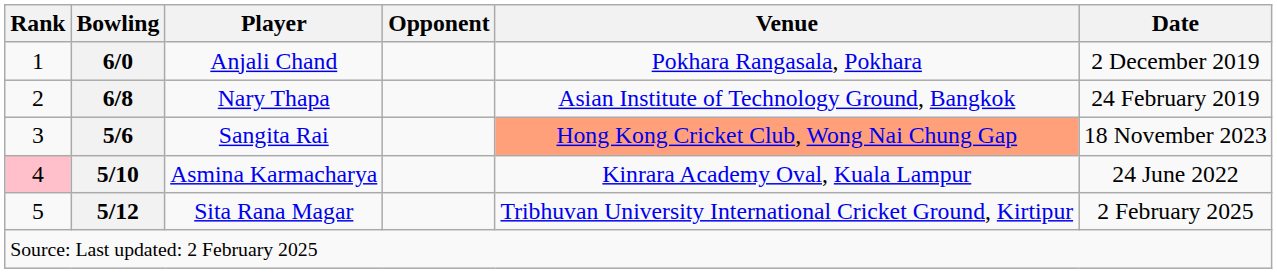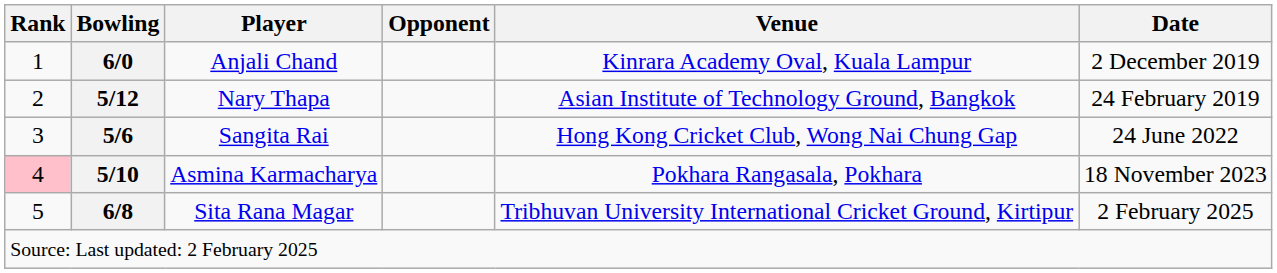(787, 60) Pokhara Rangasala, Pokhara -> (787, 60) Kinrara Academy Oval, Kuala Lampur
(118, 98) 6/8 -> (118, 98) 5/12
(787, 135) lightsalmon background -> (787, 135) no background
(1175, 135) 18 November 2023 -> (1175, 135) 24 June 2022
(787, 173) Kinrara Academy Oval, Kuala Lampur -> (787, 173) Pokhara Rangasala, Pokhara
(1175, 173) 24 June 2022 -> (1175, 173) 18 November 2023
(118, 211) 5/12 -> (118, 211) 6/8
